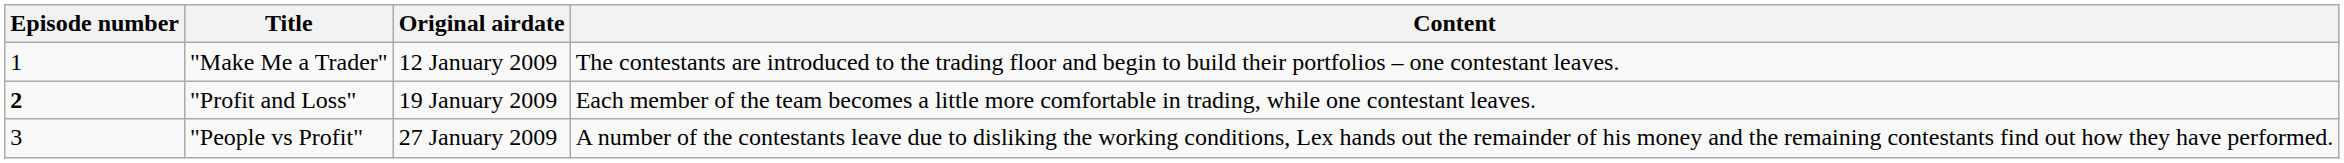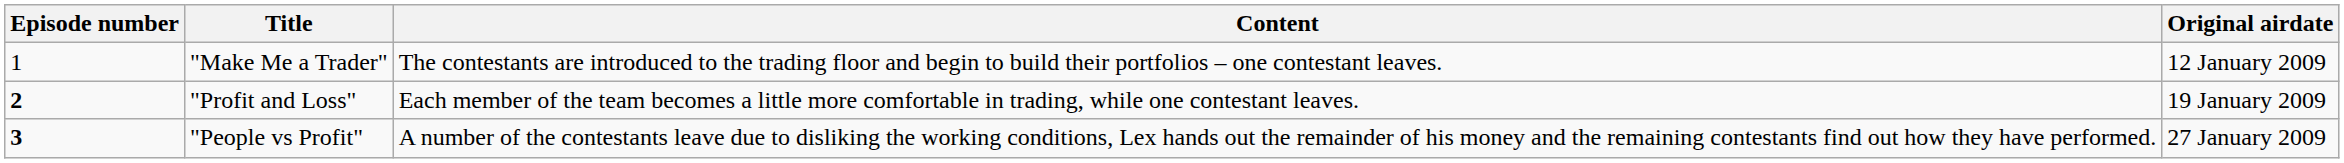columns swapped: (1454, 23) <-> (482, 23)
(16, 137) normal -> (16, 137) bold
